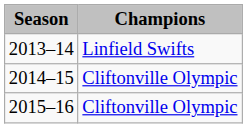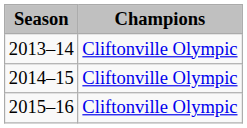(138, 48) Linfield Swifts -> (160, 48) Cliftonville Olympic
